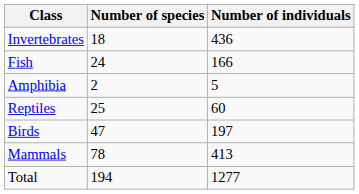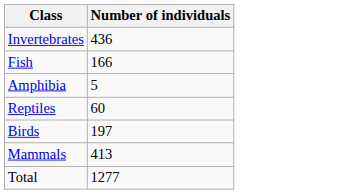- column: (147, 16)
